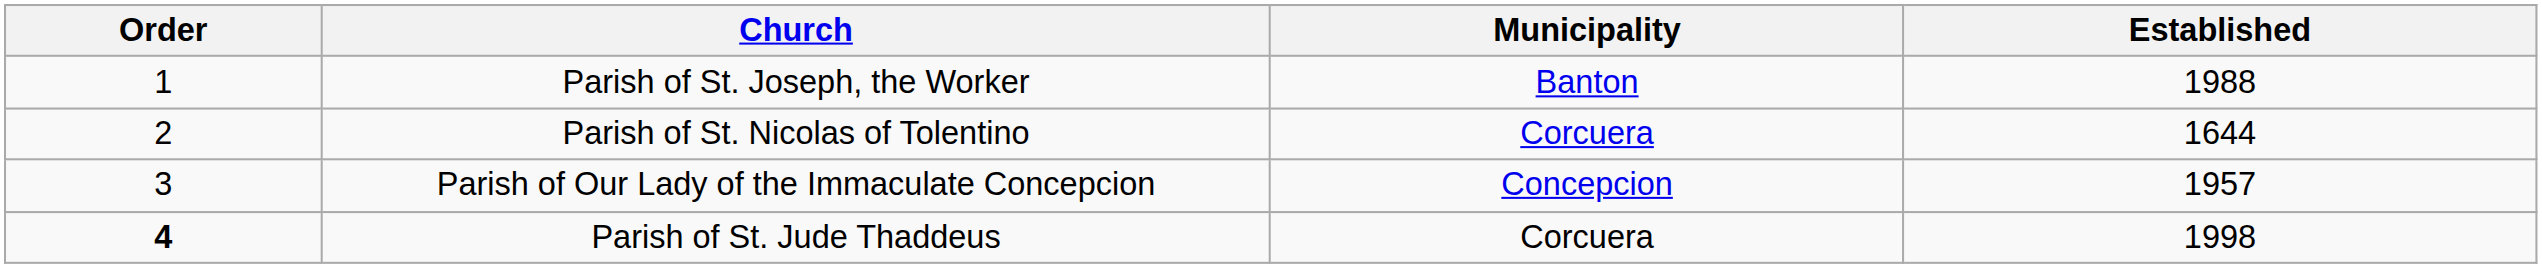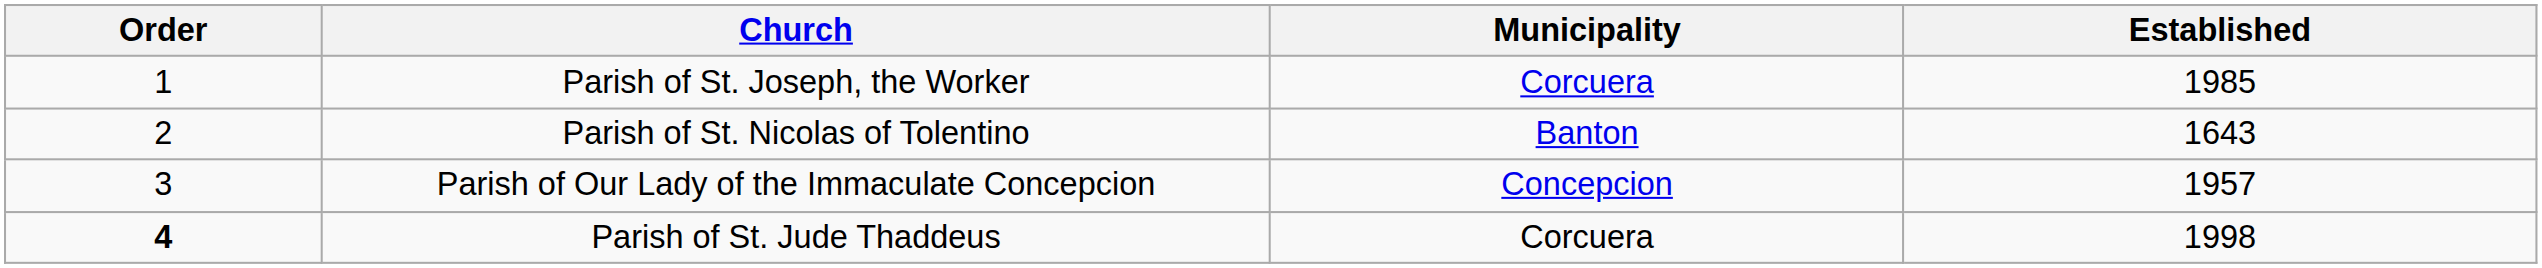(1587, 81) Banton -> (1587, 81) Corcuera
(2220, 81) 1988 -> (2220, 81) 1985
(1587, 133) Corcuera -> (1587, 133) Banton
(2220, 133) 1644 -> (2220, 133) 1643
